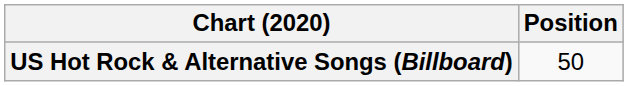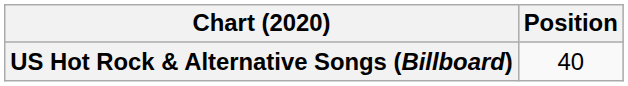(571, 61) 50 -> (571, 61) 40
